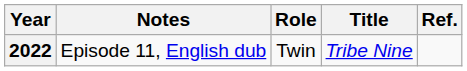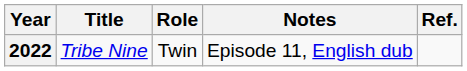columns swapped: (369, 19) <-> (163, 19)
